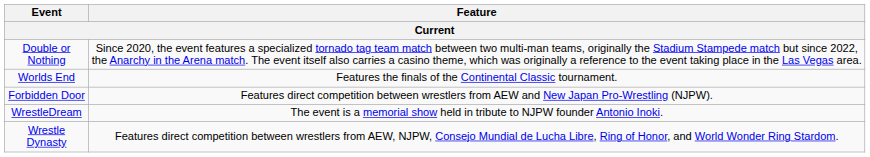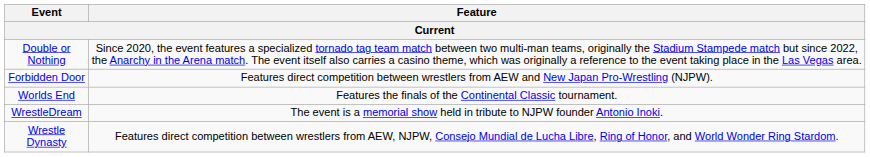rows swapped: (47, 95) <-> (47, 78)
